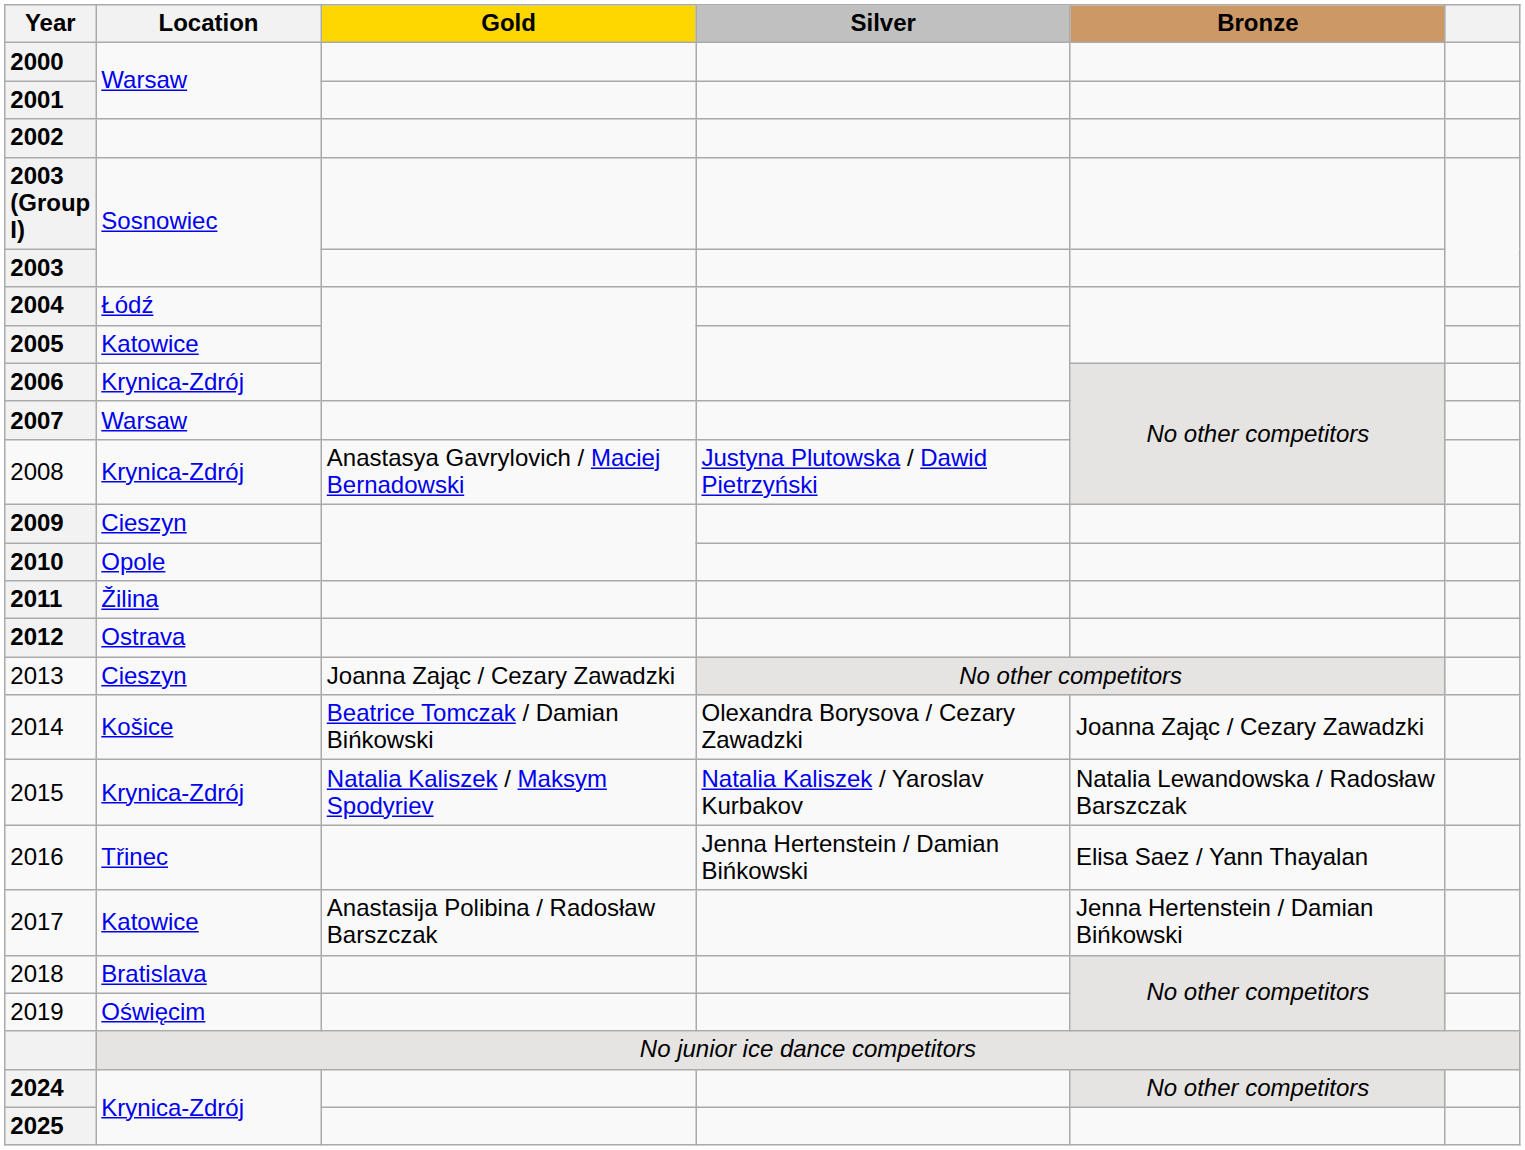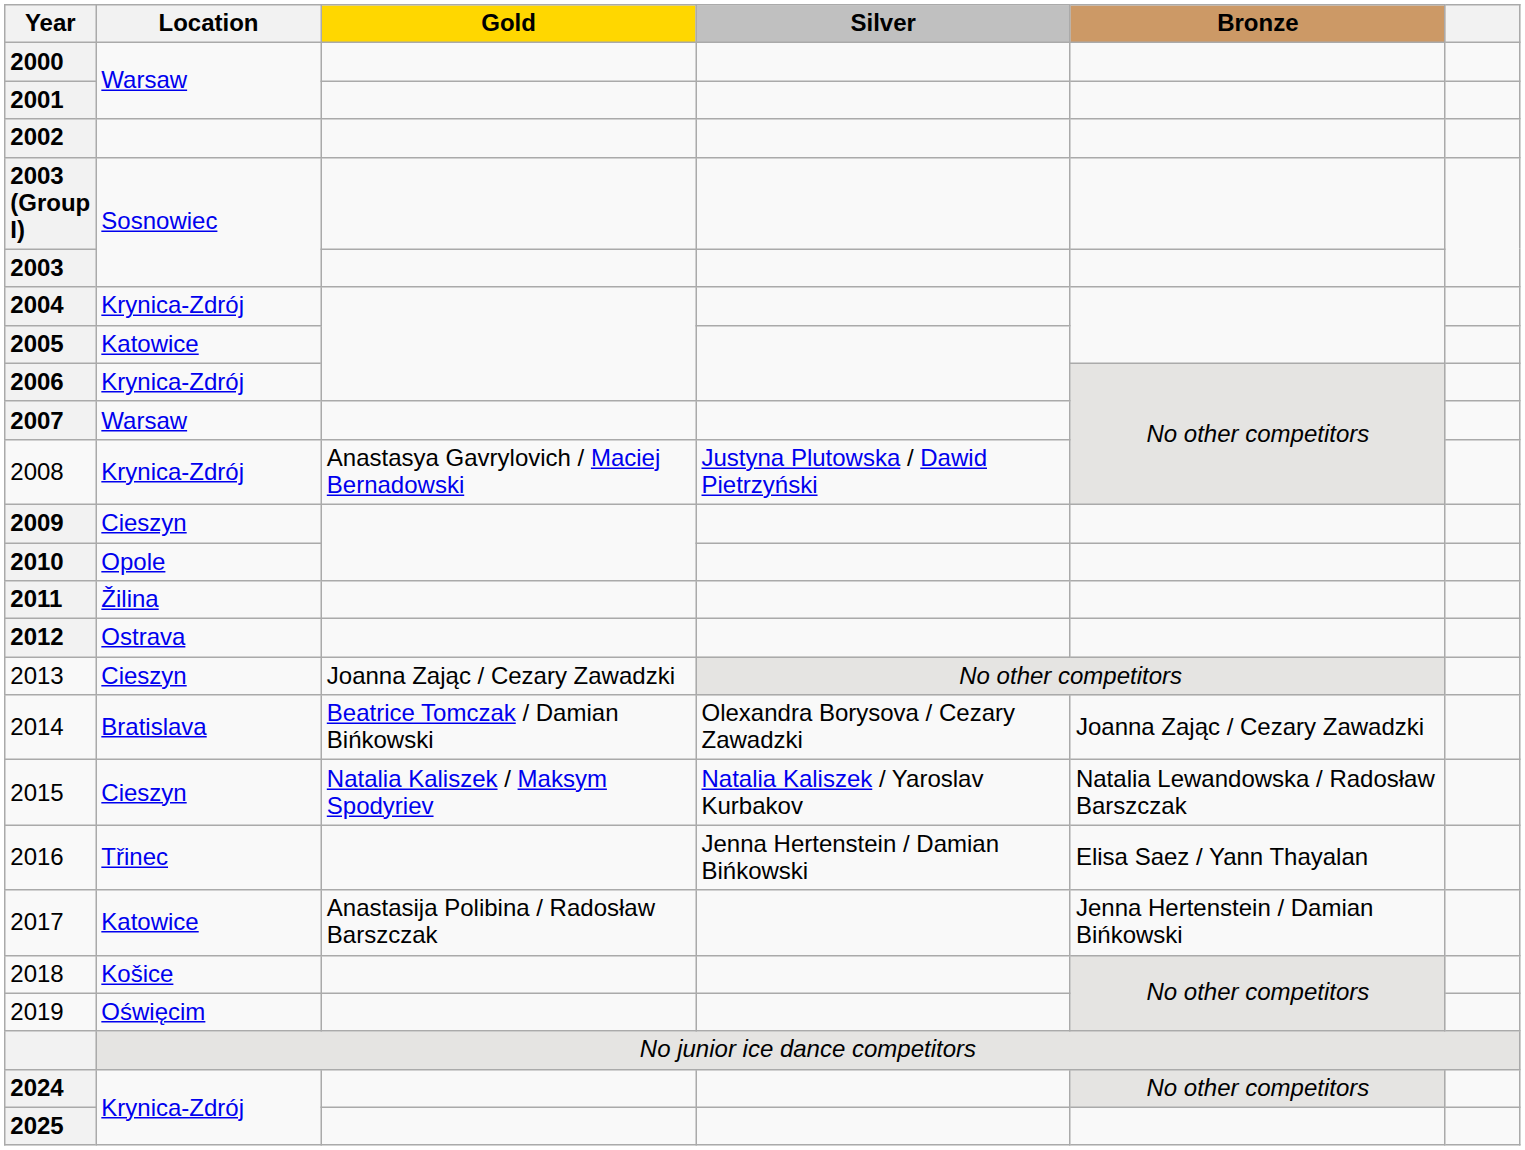(127, 305) Łódź -> (173, 305) Krynica-Zdrój
(137, 727) Košice -> (154, 727) Bratislava
(173, 792) Krynica-Zdrój -> (144, 792) Cieszyn
(154, 973) Bratislava -> (137, 973) Košice
